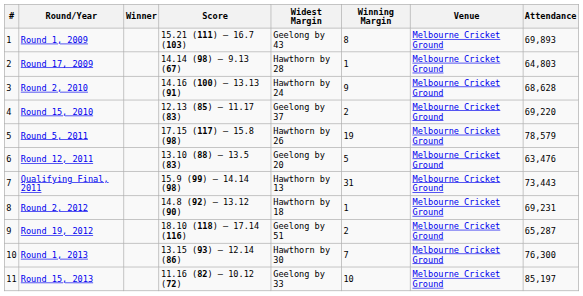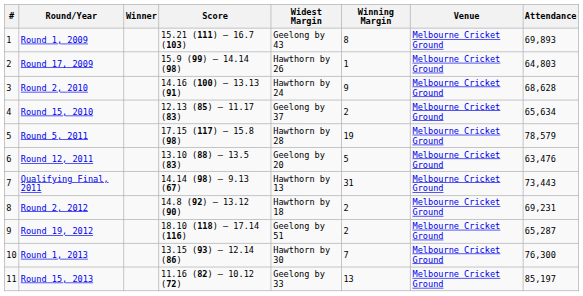(205, 64) 14.14 (98) – 9.13 (67) -> (205, 64) 15.9 (99) – 14.14 (98)
(302, 64) Hawthorn by 28 -> (302, 64) Hawthorn by 26
(540, 112) 69,220 -> (540, 112) 65,634
(302, 136) Hawthorn by 26 -> (302, 136) Hawthorn by 28
(205, 183) 15.9 (99) – 14.14 (98) -> (205, 183) 14.14 (98) – 9.13 (67)
(346, 207) 1 -> (346, 207) 2
(349, 279) 10 -> (349, 279) 13
